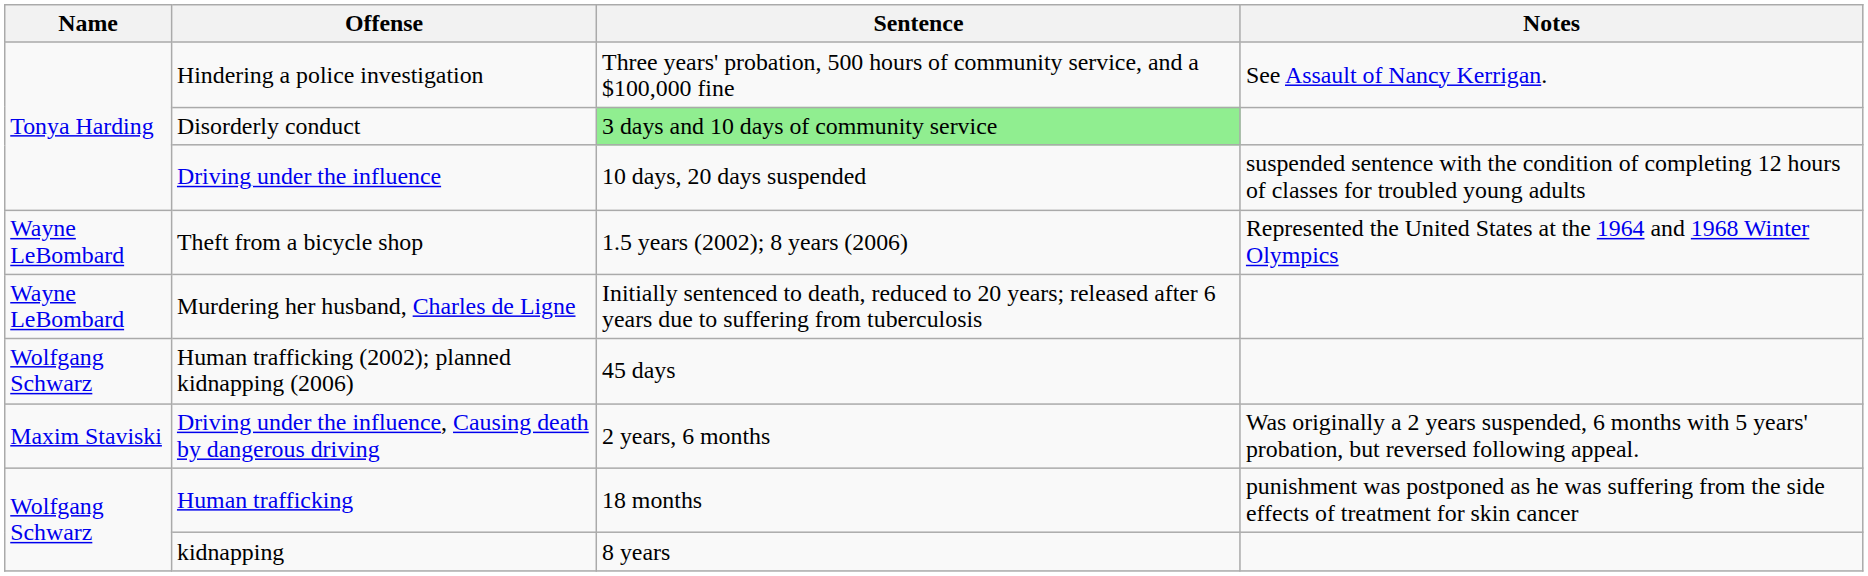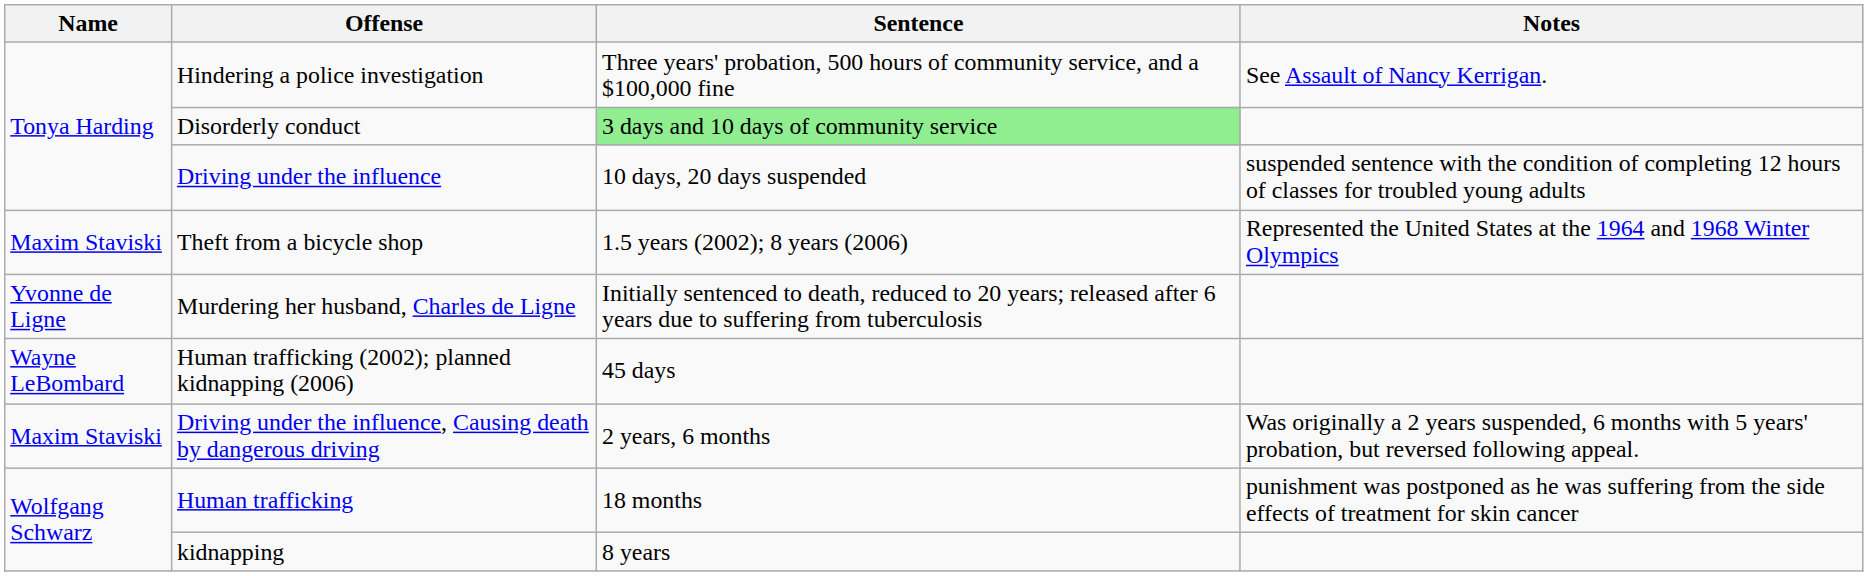(67, 241) Wayne LeBombard -> (86, 241) Maxim Staviski
(67, 306) Wayne LeBombard -> (61, 306) Yvonne de Ligne
(57, 370) Wolfgang Schwarz -> (67, 370) Wayne LeBombard
